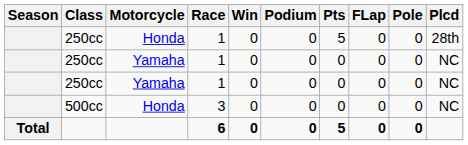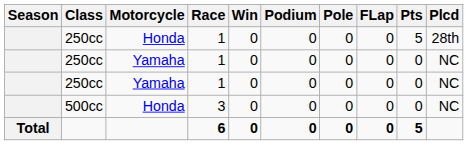columns swapped: (408, 15) <-> (334, 15)
